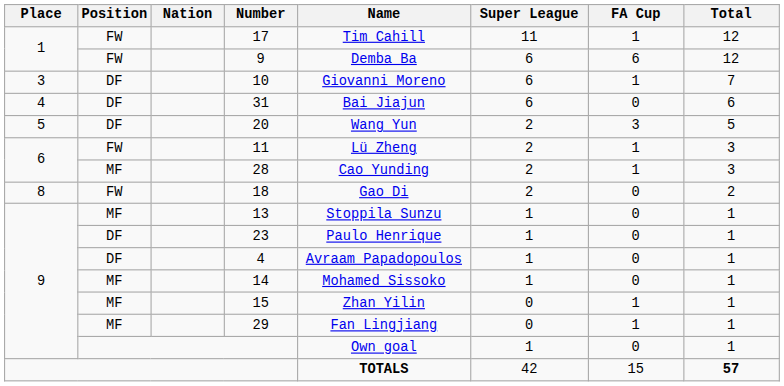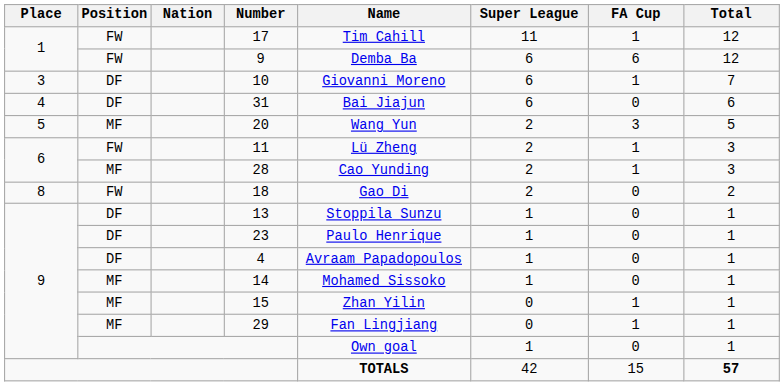(114, 127) DF -> (114, 127) MF
(114, 215) MF -> (114, 215) DF
